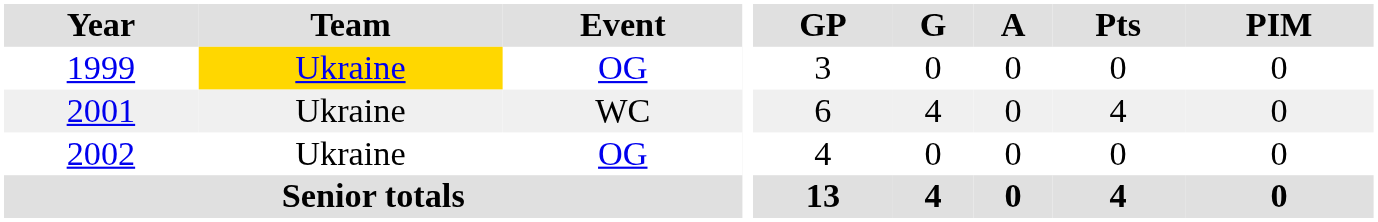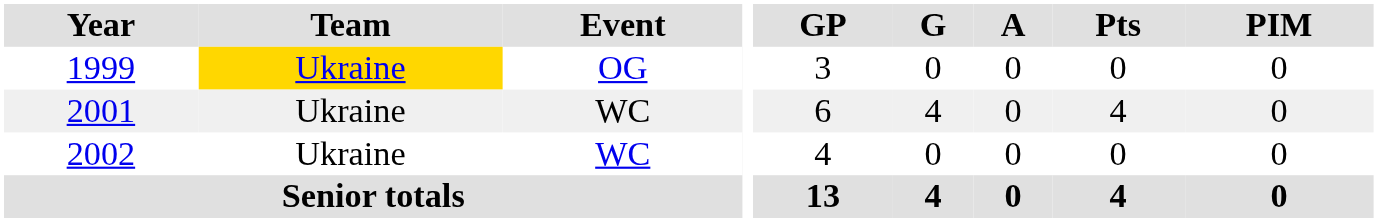(623, 153) OG -> (623, 153) WC
